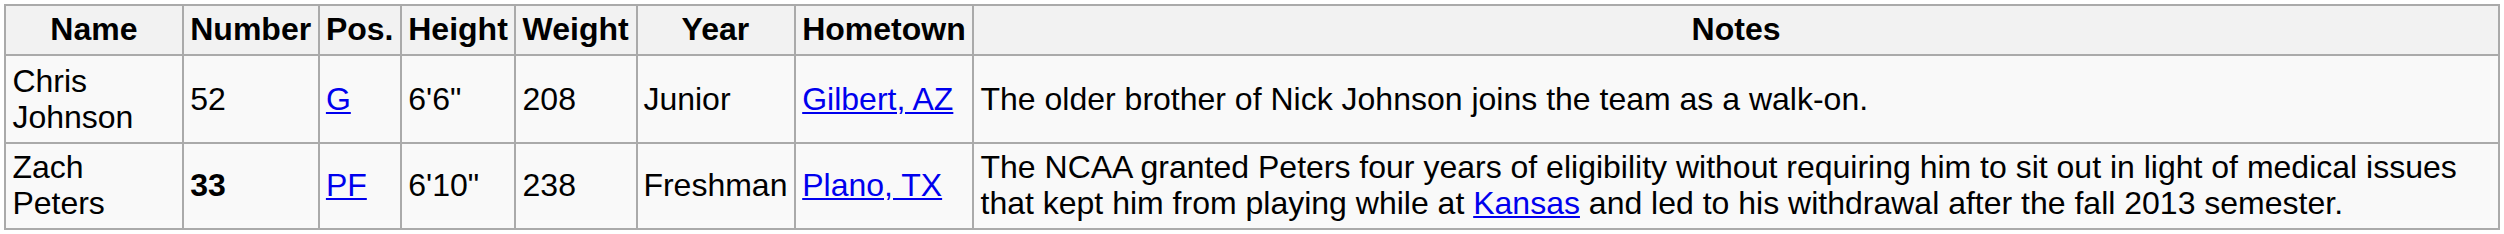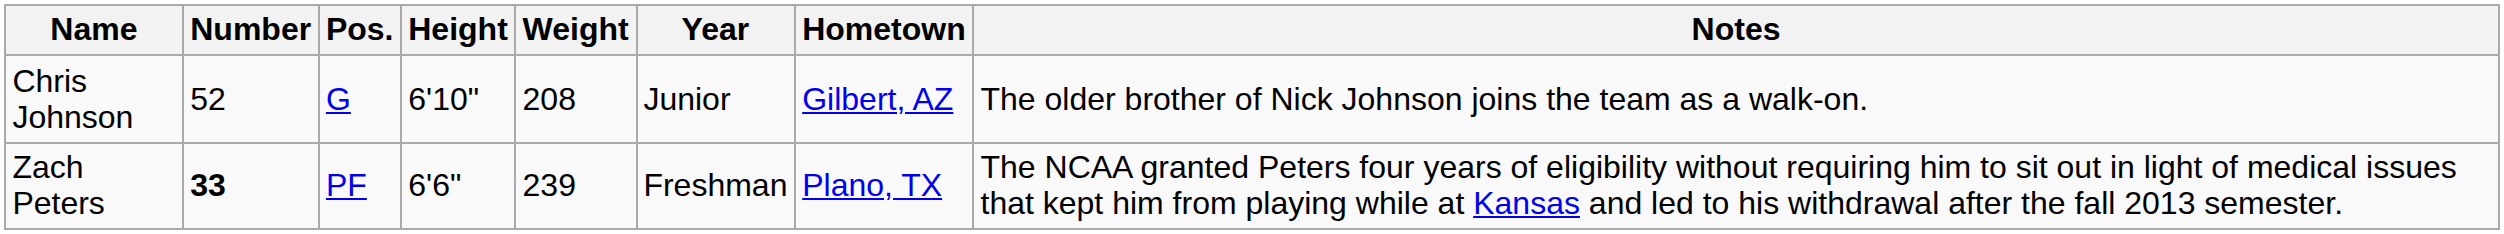(435, 98) 6'6" -> (444, 98) 6'10"
(444, 185) 6'10" -> (435, 185) 6'6"
(549, 185) 238 -> (549, 185) 239
